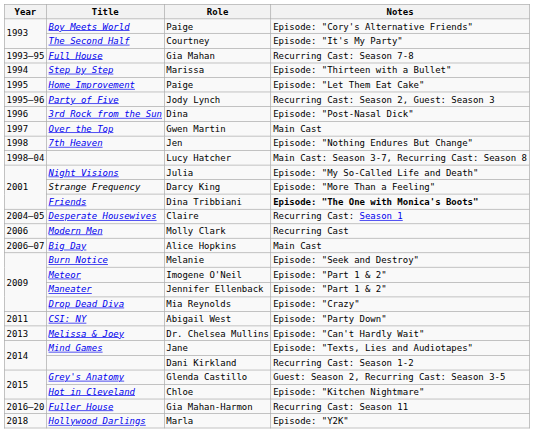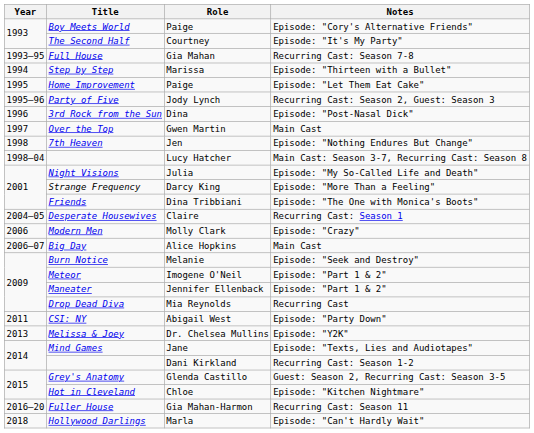(376, 202) bold -> (376, 202) normal
(311, 231) Recurring Cast -> (316, 231) Episode: "Crazy"
(316, 304) Episode: "Crazy" -> (311, 304) Recurring Cast
(349, 333) Episode: "Can't Hardly Wait" -> (311, 333) Episode: "Y2K"
(311, 421) Episode: "Y2K" -> (349, 421) Episode: "Can't Hardly Wait"
